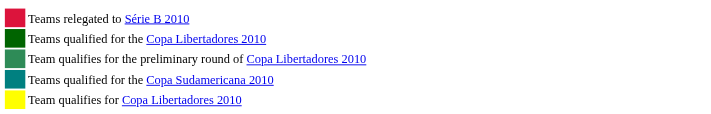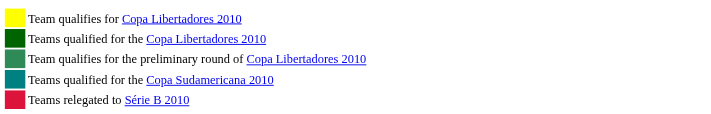rows swapped: (135, 100) <-> (109, 18)
